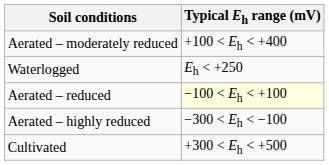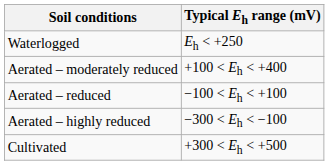rows swapped: (43, 69) <-> (93, 43)
(236, 95) lightyellow background -> (236, 95) no background
